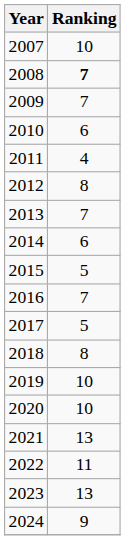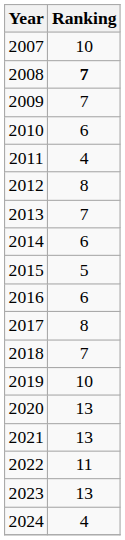(84, 297) 7 -> (84, 297) 6
(84, 325) 5 -> (84, 325) 8
(84, 353) 8 -> (84, 353) 7
(84, 409) 10 -> (84, 409) 13
(84, 520) 9 -> (84, 520) 4
